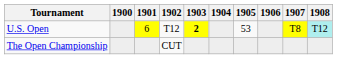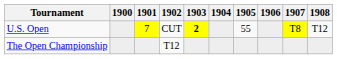(147, 29) 6 -> (147, 29) 7
(172, 29) T12 -> (172, 29) CUT
(246, 29) 53 -> (246, 29) 55
(320, 29) paleturquoise background -> (320, 29) no background
(172, 46) CUT -> (172, 46) T12
